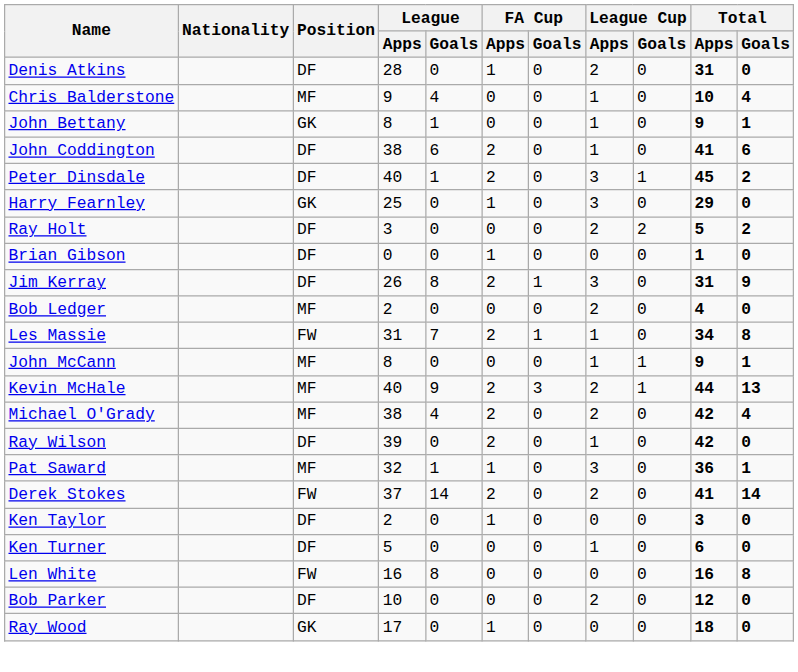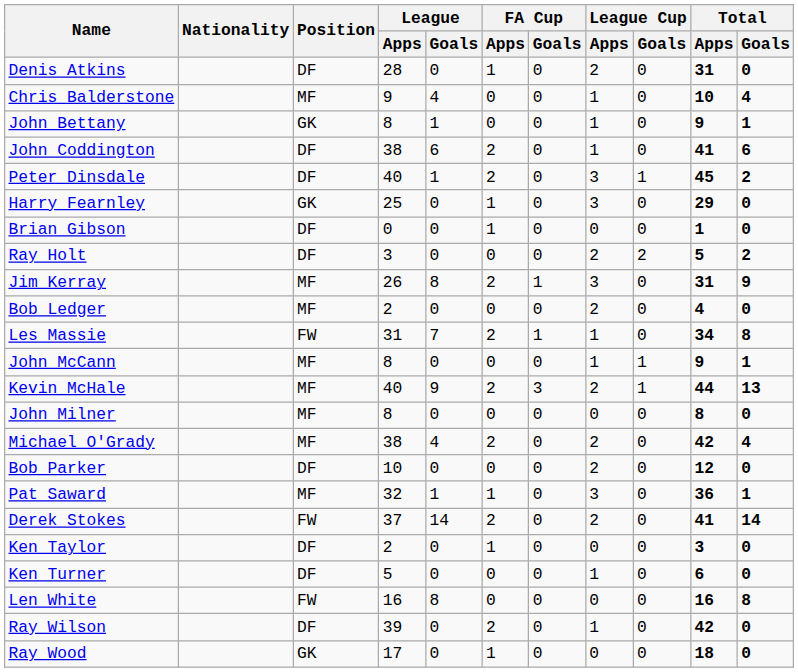rows swapped: (67, 256) <-> (48, 230)
(307, 283) DF -> (307, 283) MF
+ row: (62, 415)
rows swapped: (57, 601) <-> (57, 442)
